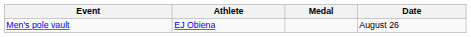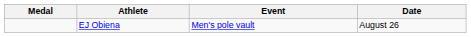columns swapped: (321, 12) <-> (88, 12)
